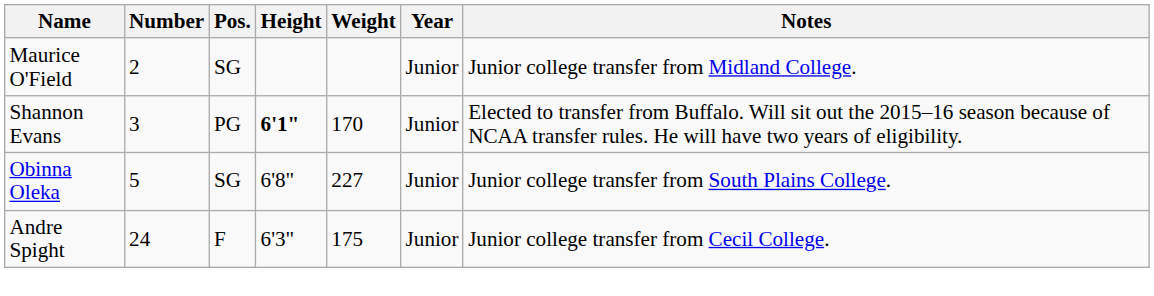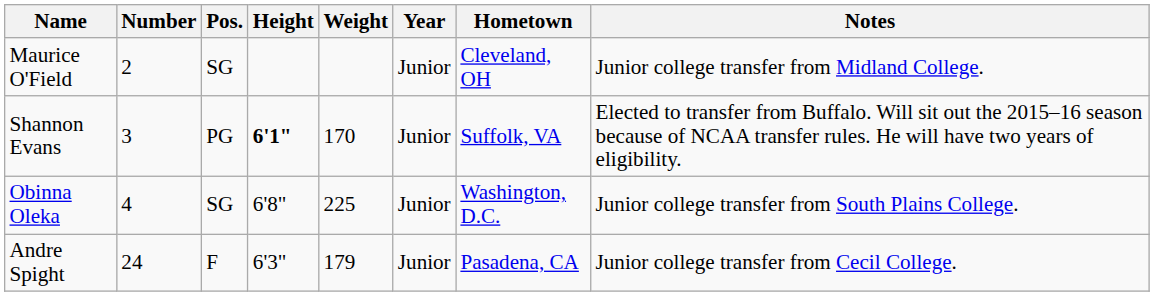+ column: (523, 21)
(134, 181) 5 -> (127, 204) 4
(347, 181) 227 -> (339, 204) 225
(347, 238) 175 -> (339, 262) 179
